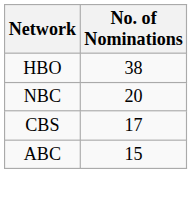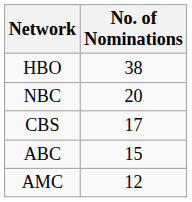+ row: (42, 182)
